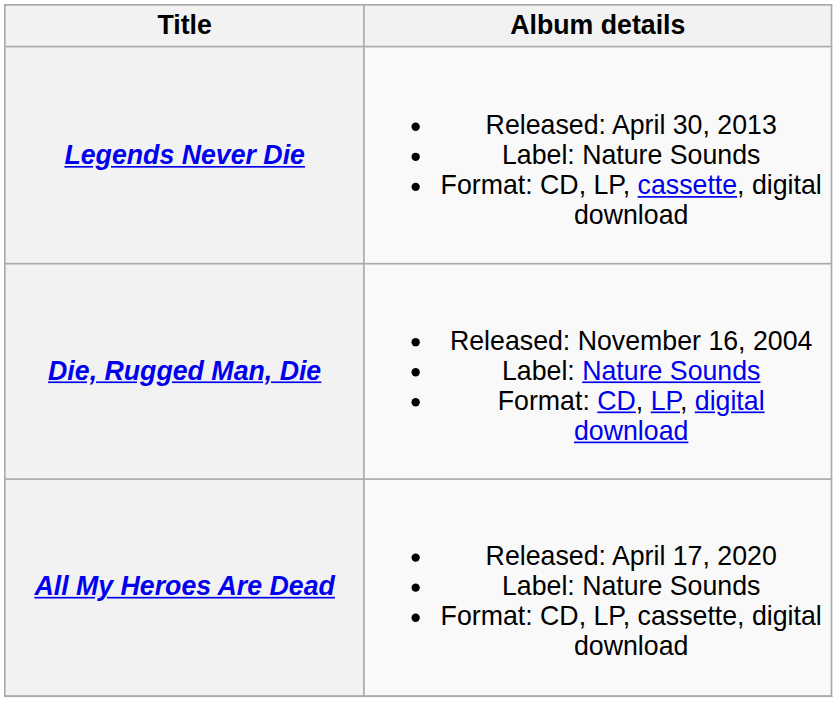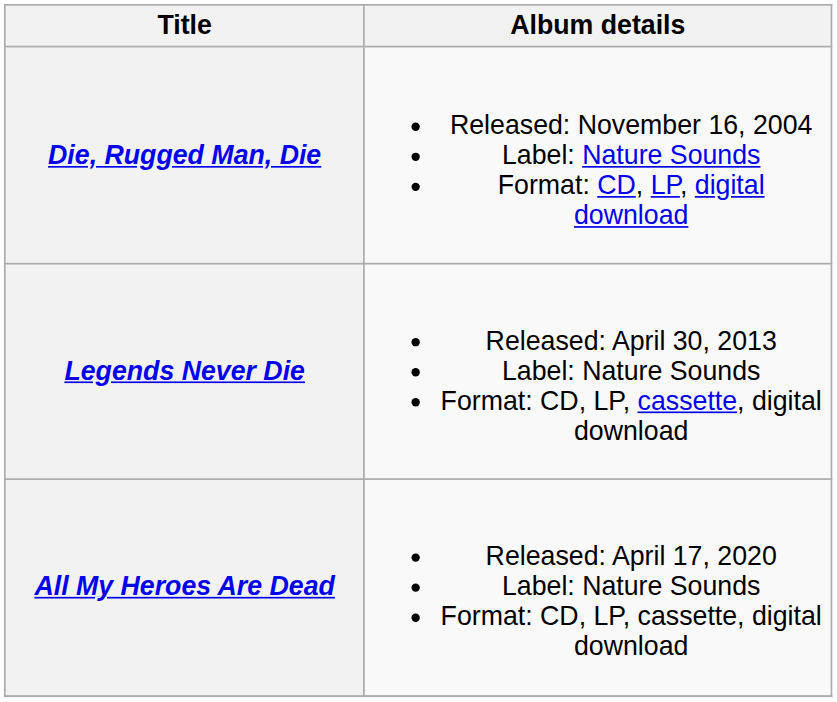rows swapped: (185, 370) <-> (185, 154)
